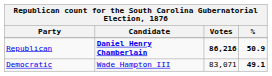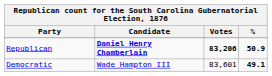(223, 49) 86,216 -> (223, 49) 83,206
(223, 65) 83,071 -> (223, 65) 83,601
